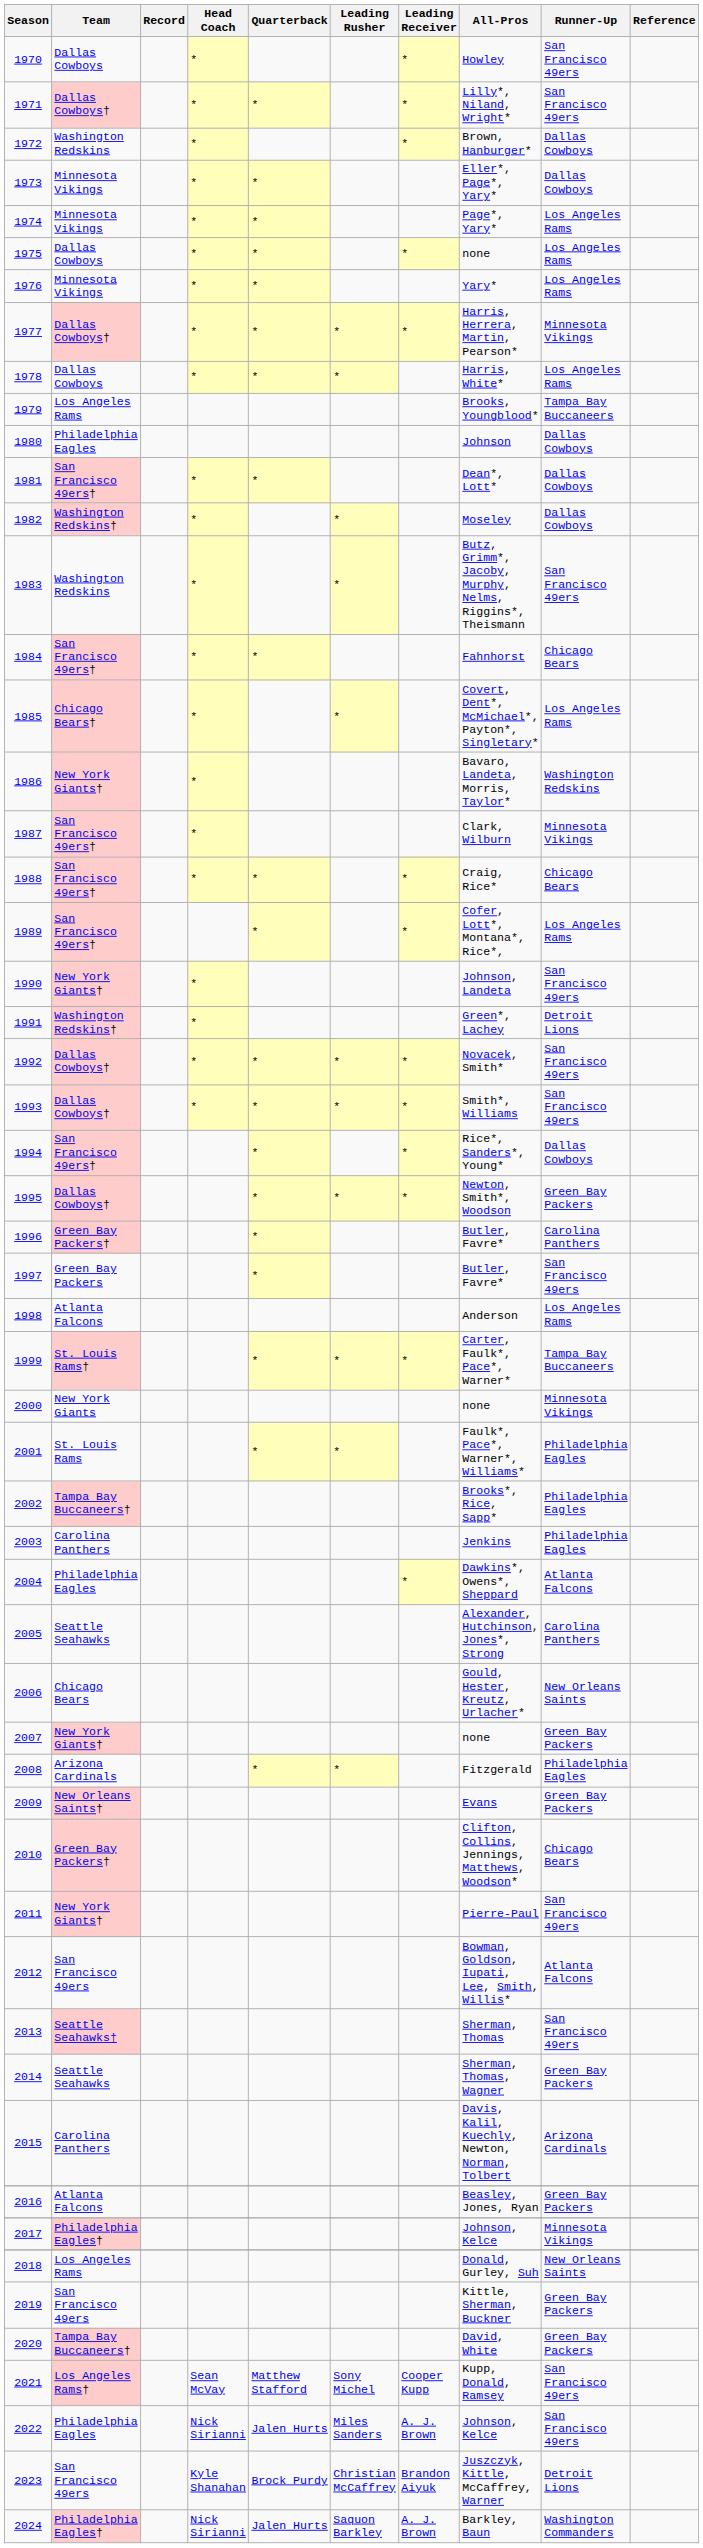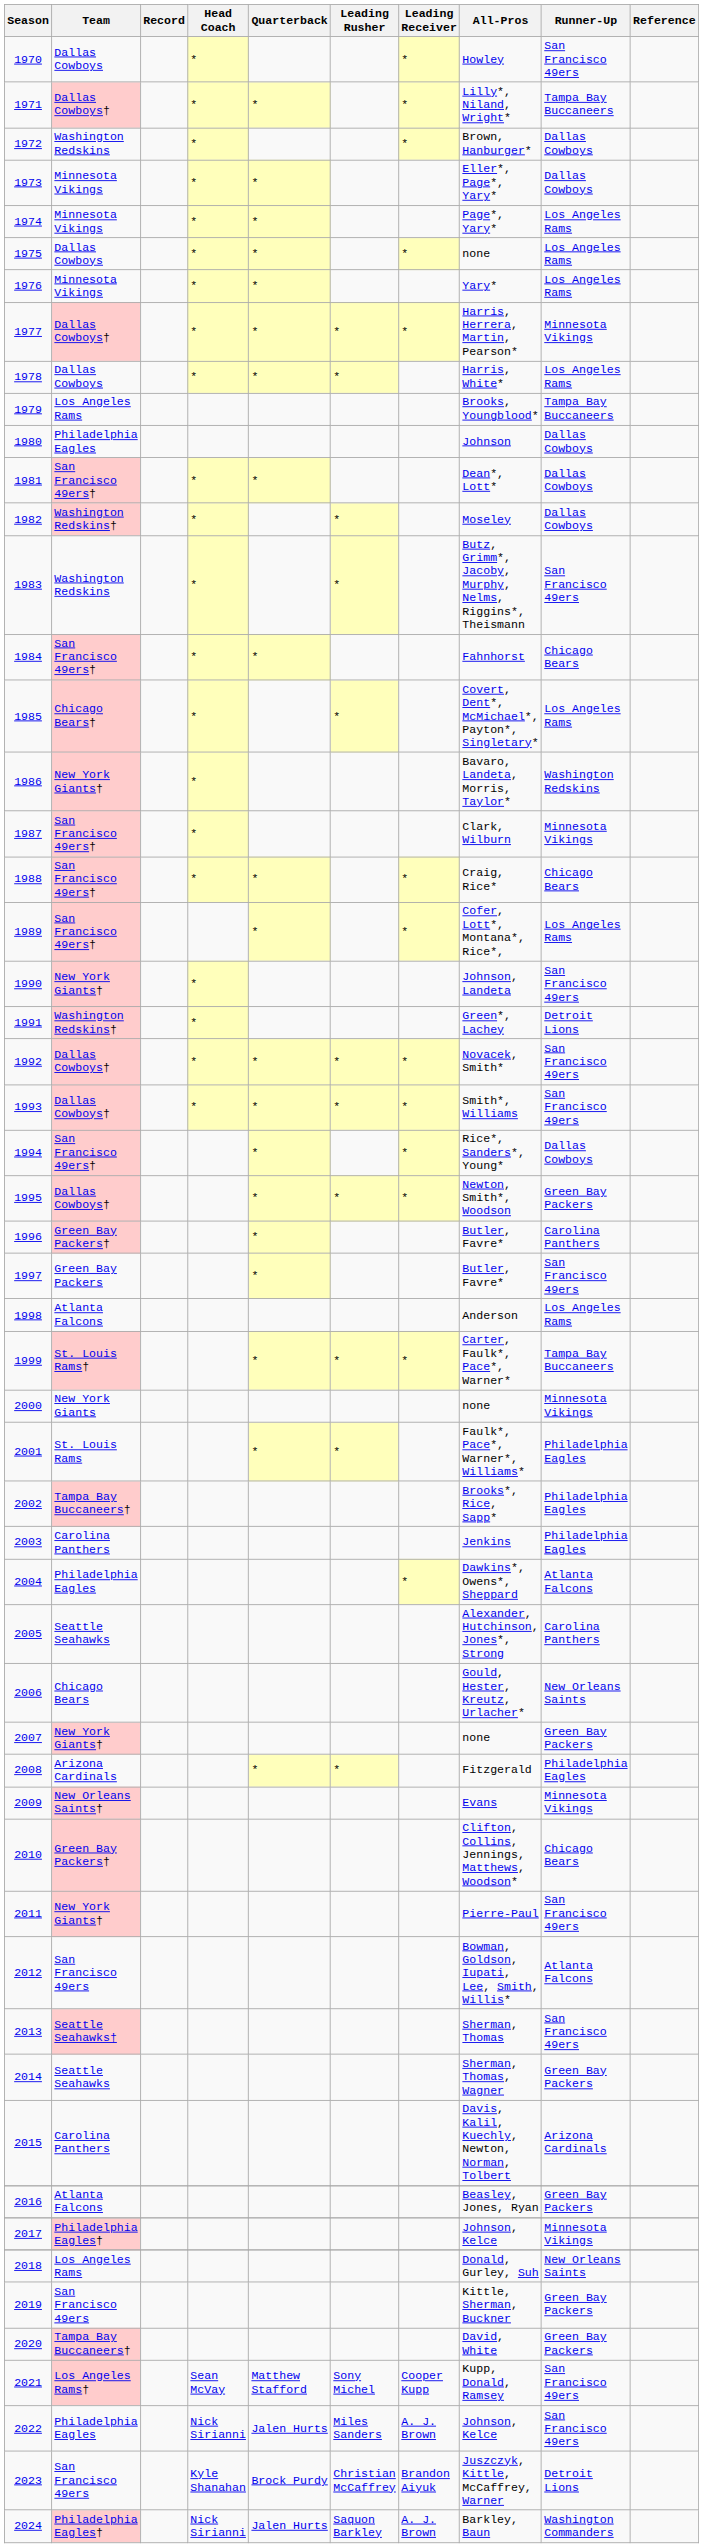(576, 105) San Francisco 49ers -> (579, 105) Tampa Bay Buccaneers
(576, 1803) Green Bay Packers -> (576, 1803) Minnesota Vikings
